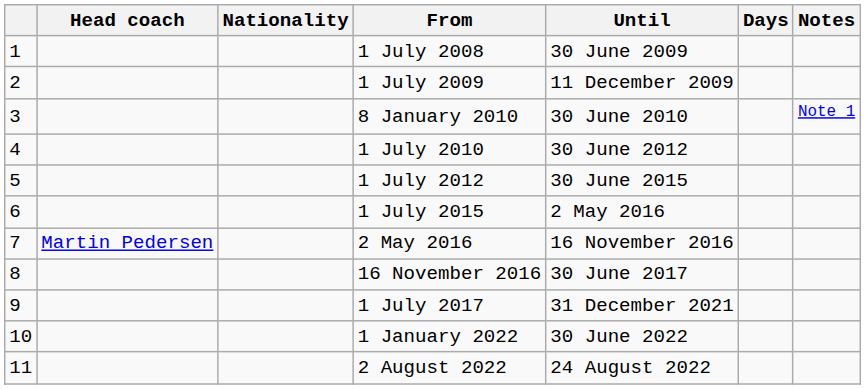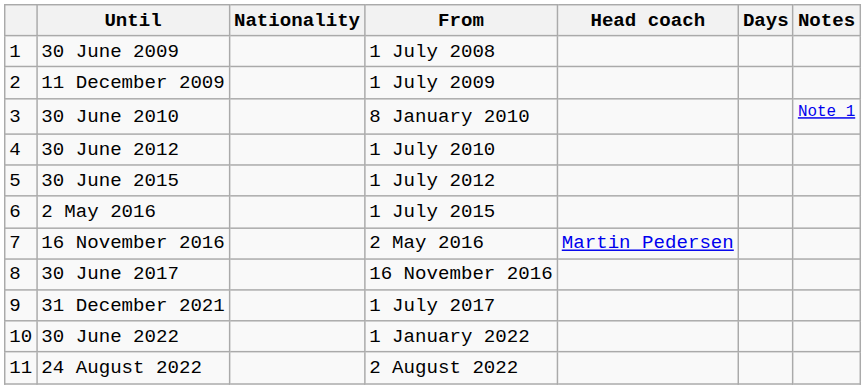columns swapped: (127, 20) <-> (642, 20)
